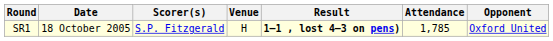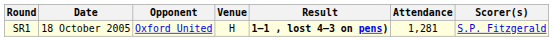columns swapped: (508, 12) <-> (180, 12)
(435, 29) 1,785 -> (423, 29) 1,281
